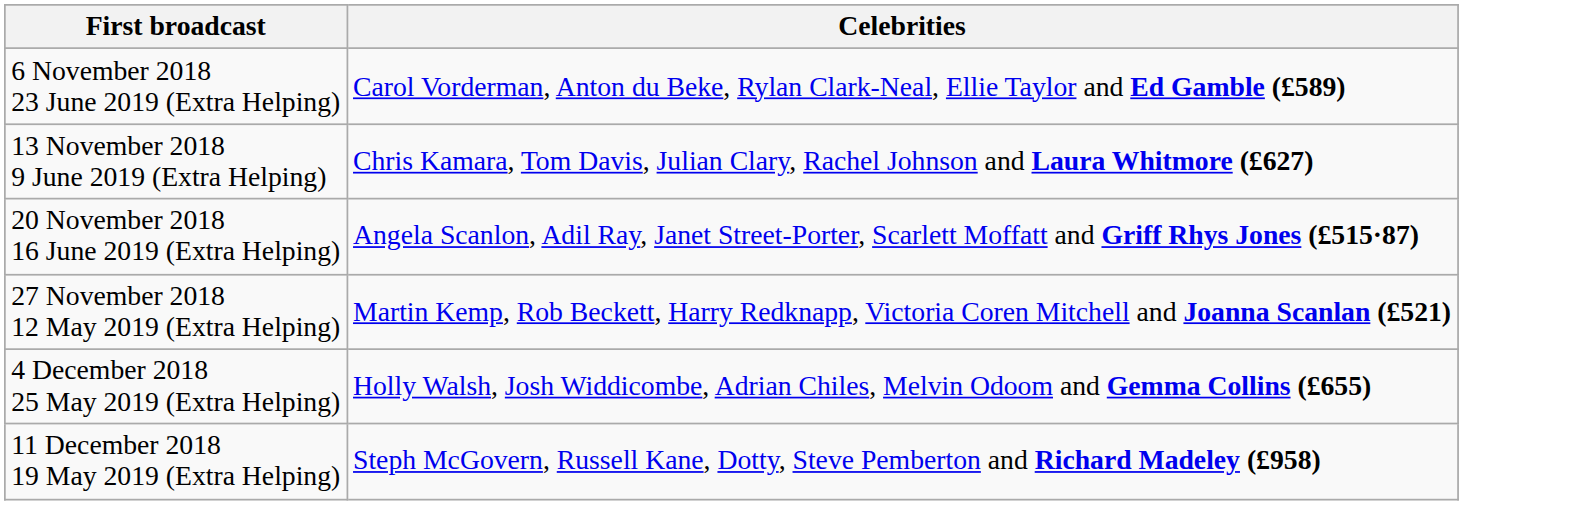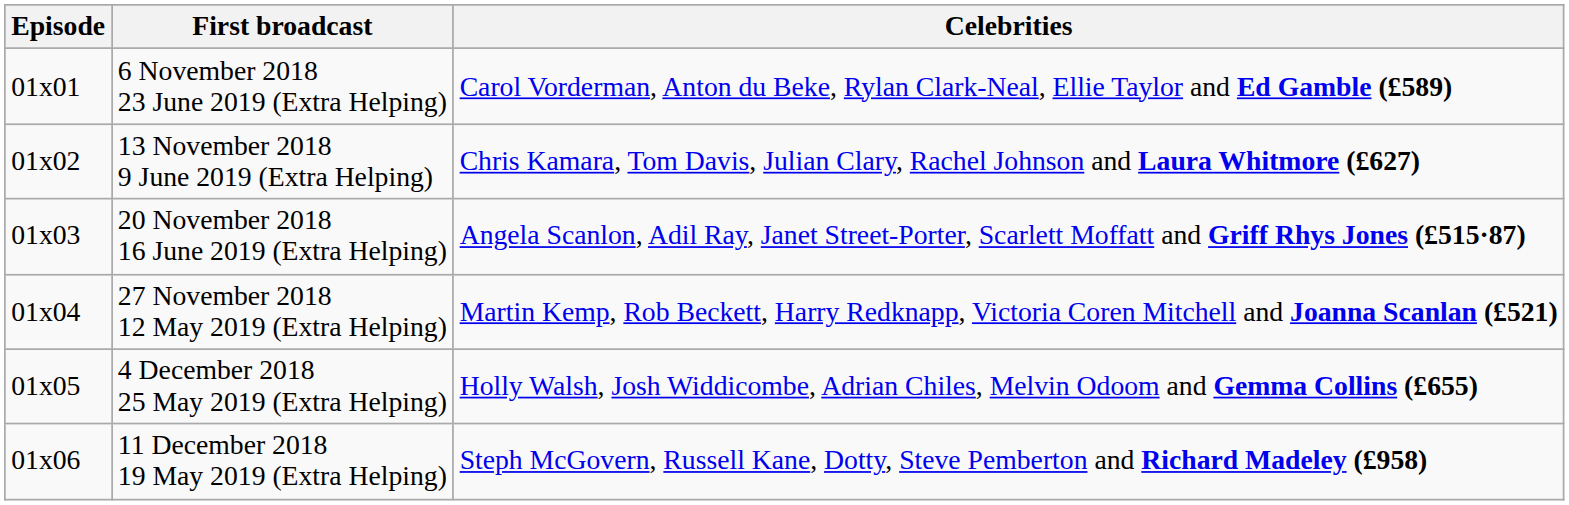+ column: (58, 26)
